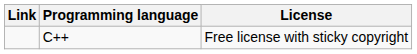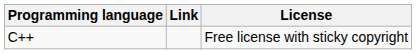columns swapped: (22, 15) <-> (120, 15)
